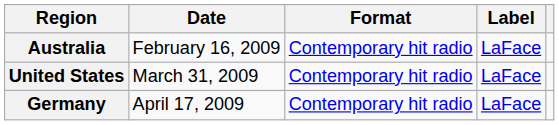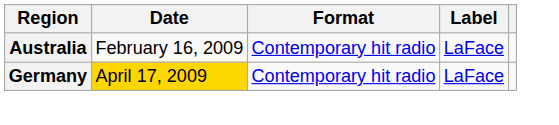- row: (67, 76)
(188, 104) no background -> (151, 76) gold background
